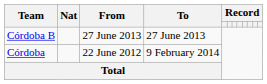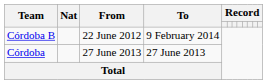(112, 35) 27 June 2013 -> (112, 35) 22 June 2012
(176, 35) 27 June 2013 -> (183, 35) 9 February 2014
(112, 53) 22 June 2012 -> (112, 53) 27 June 2013
(183, 53) 9 February 2014 -> (176, 53) 27 June 2013
